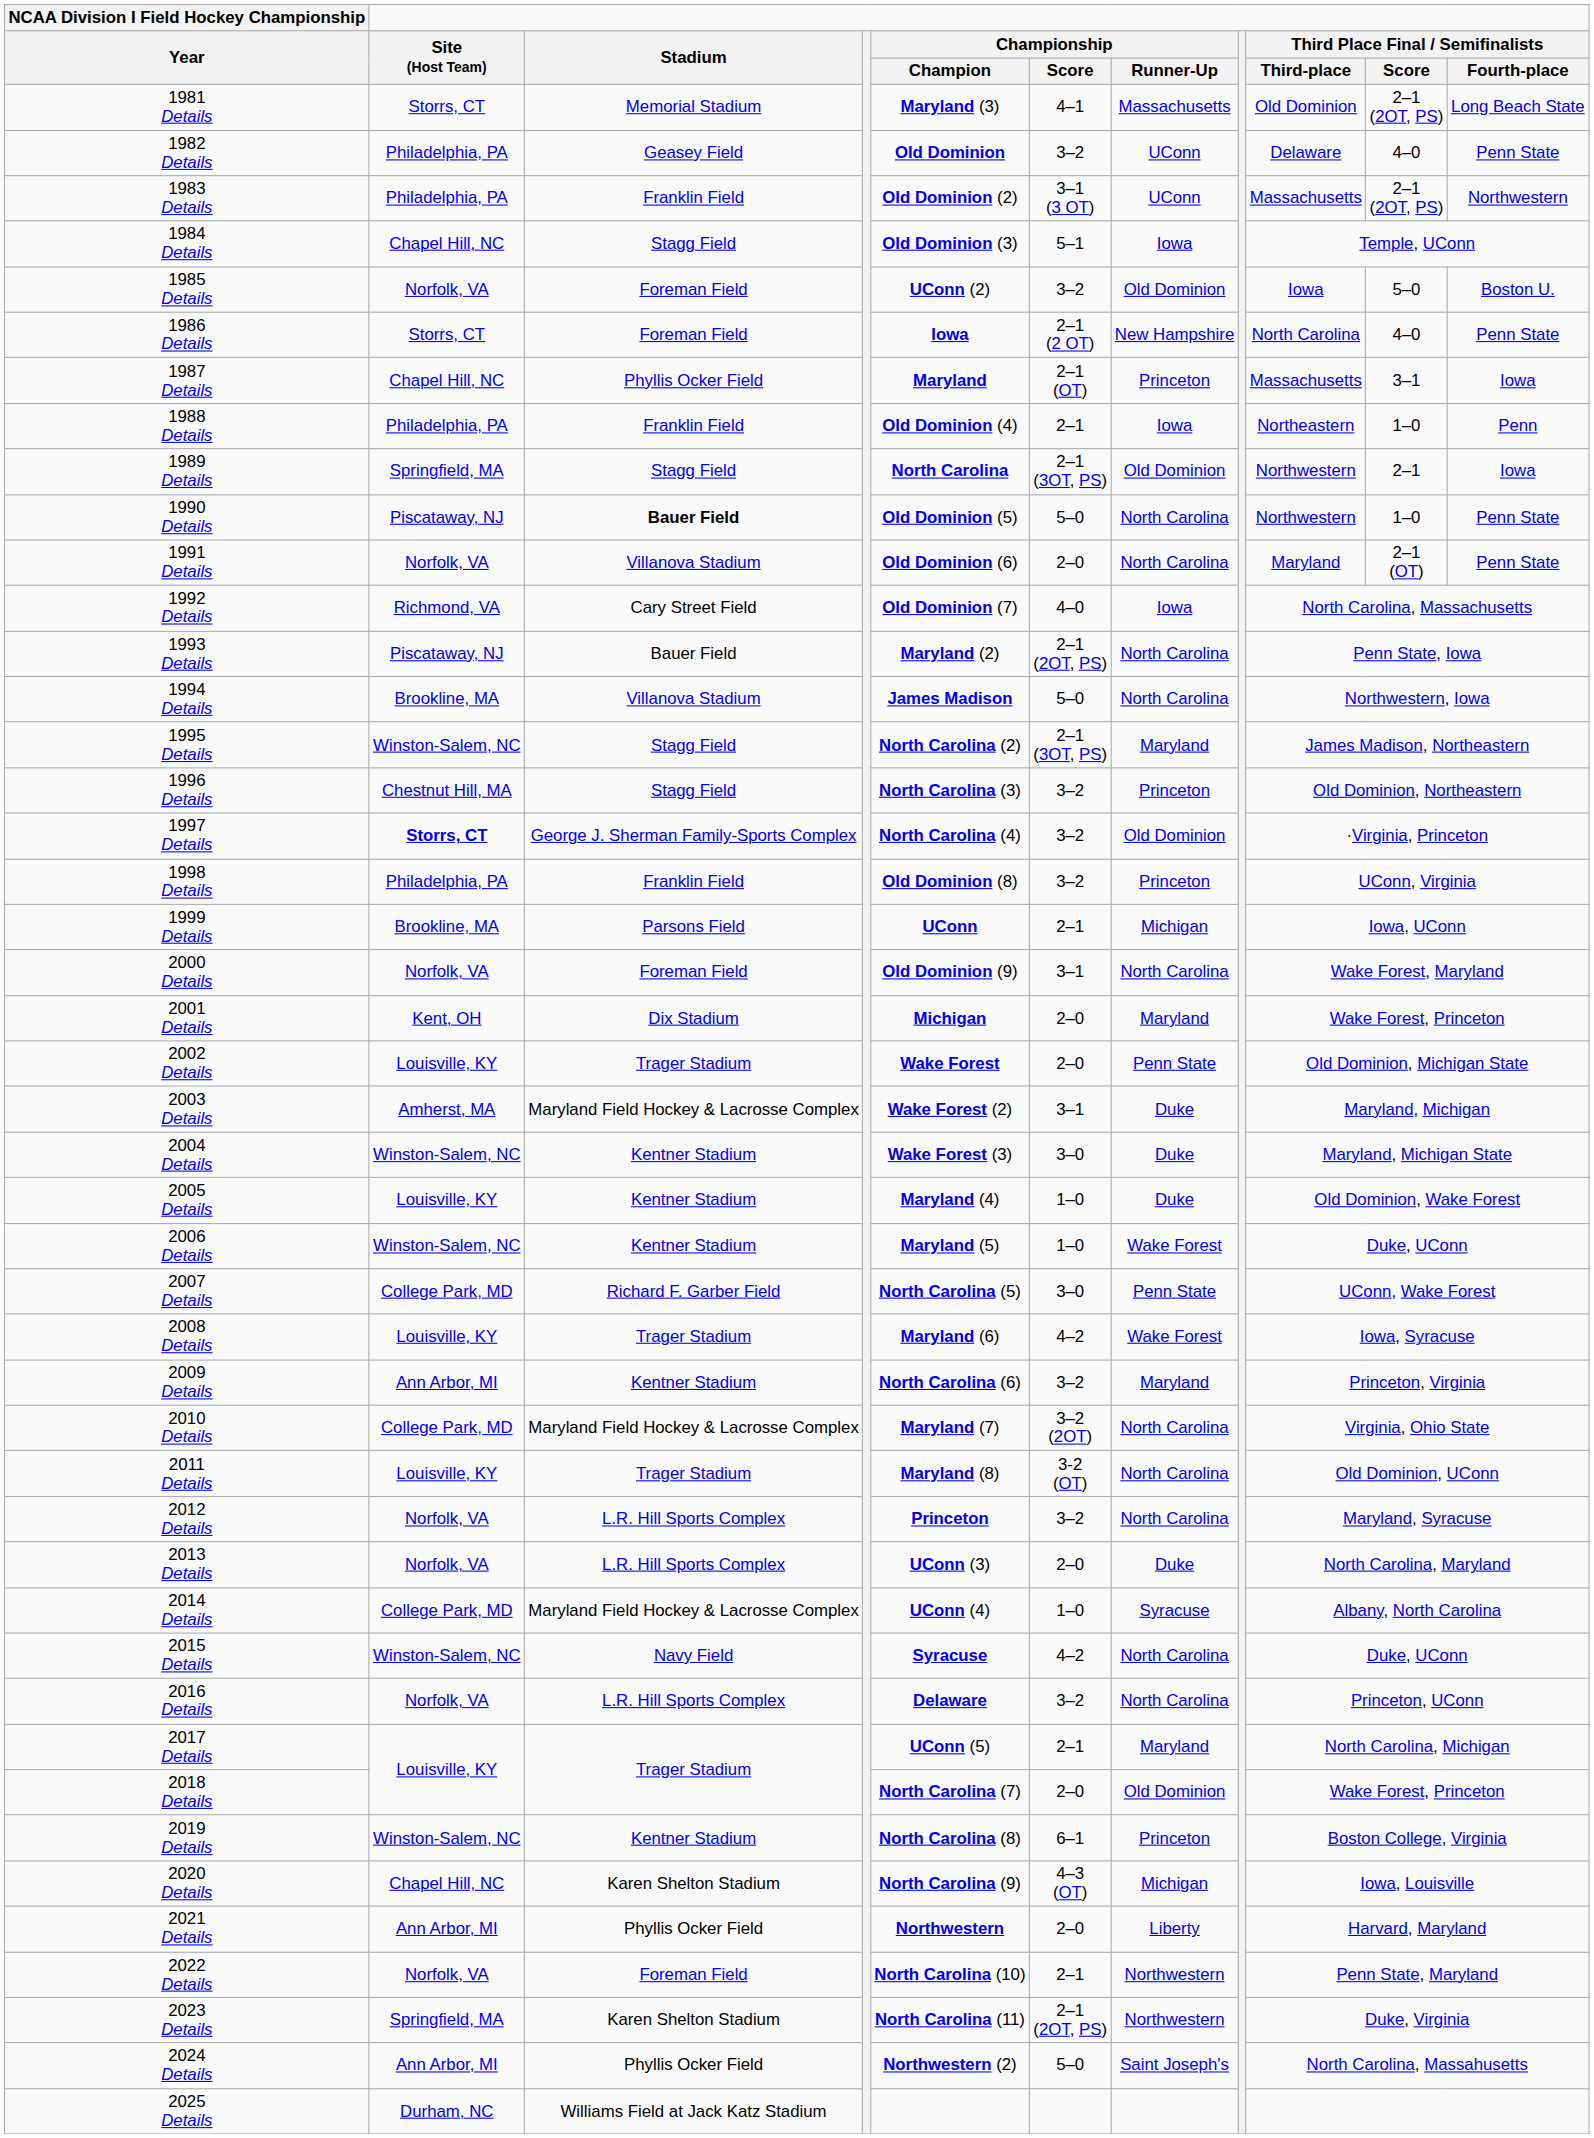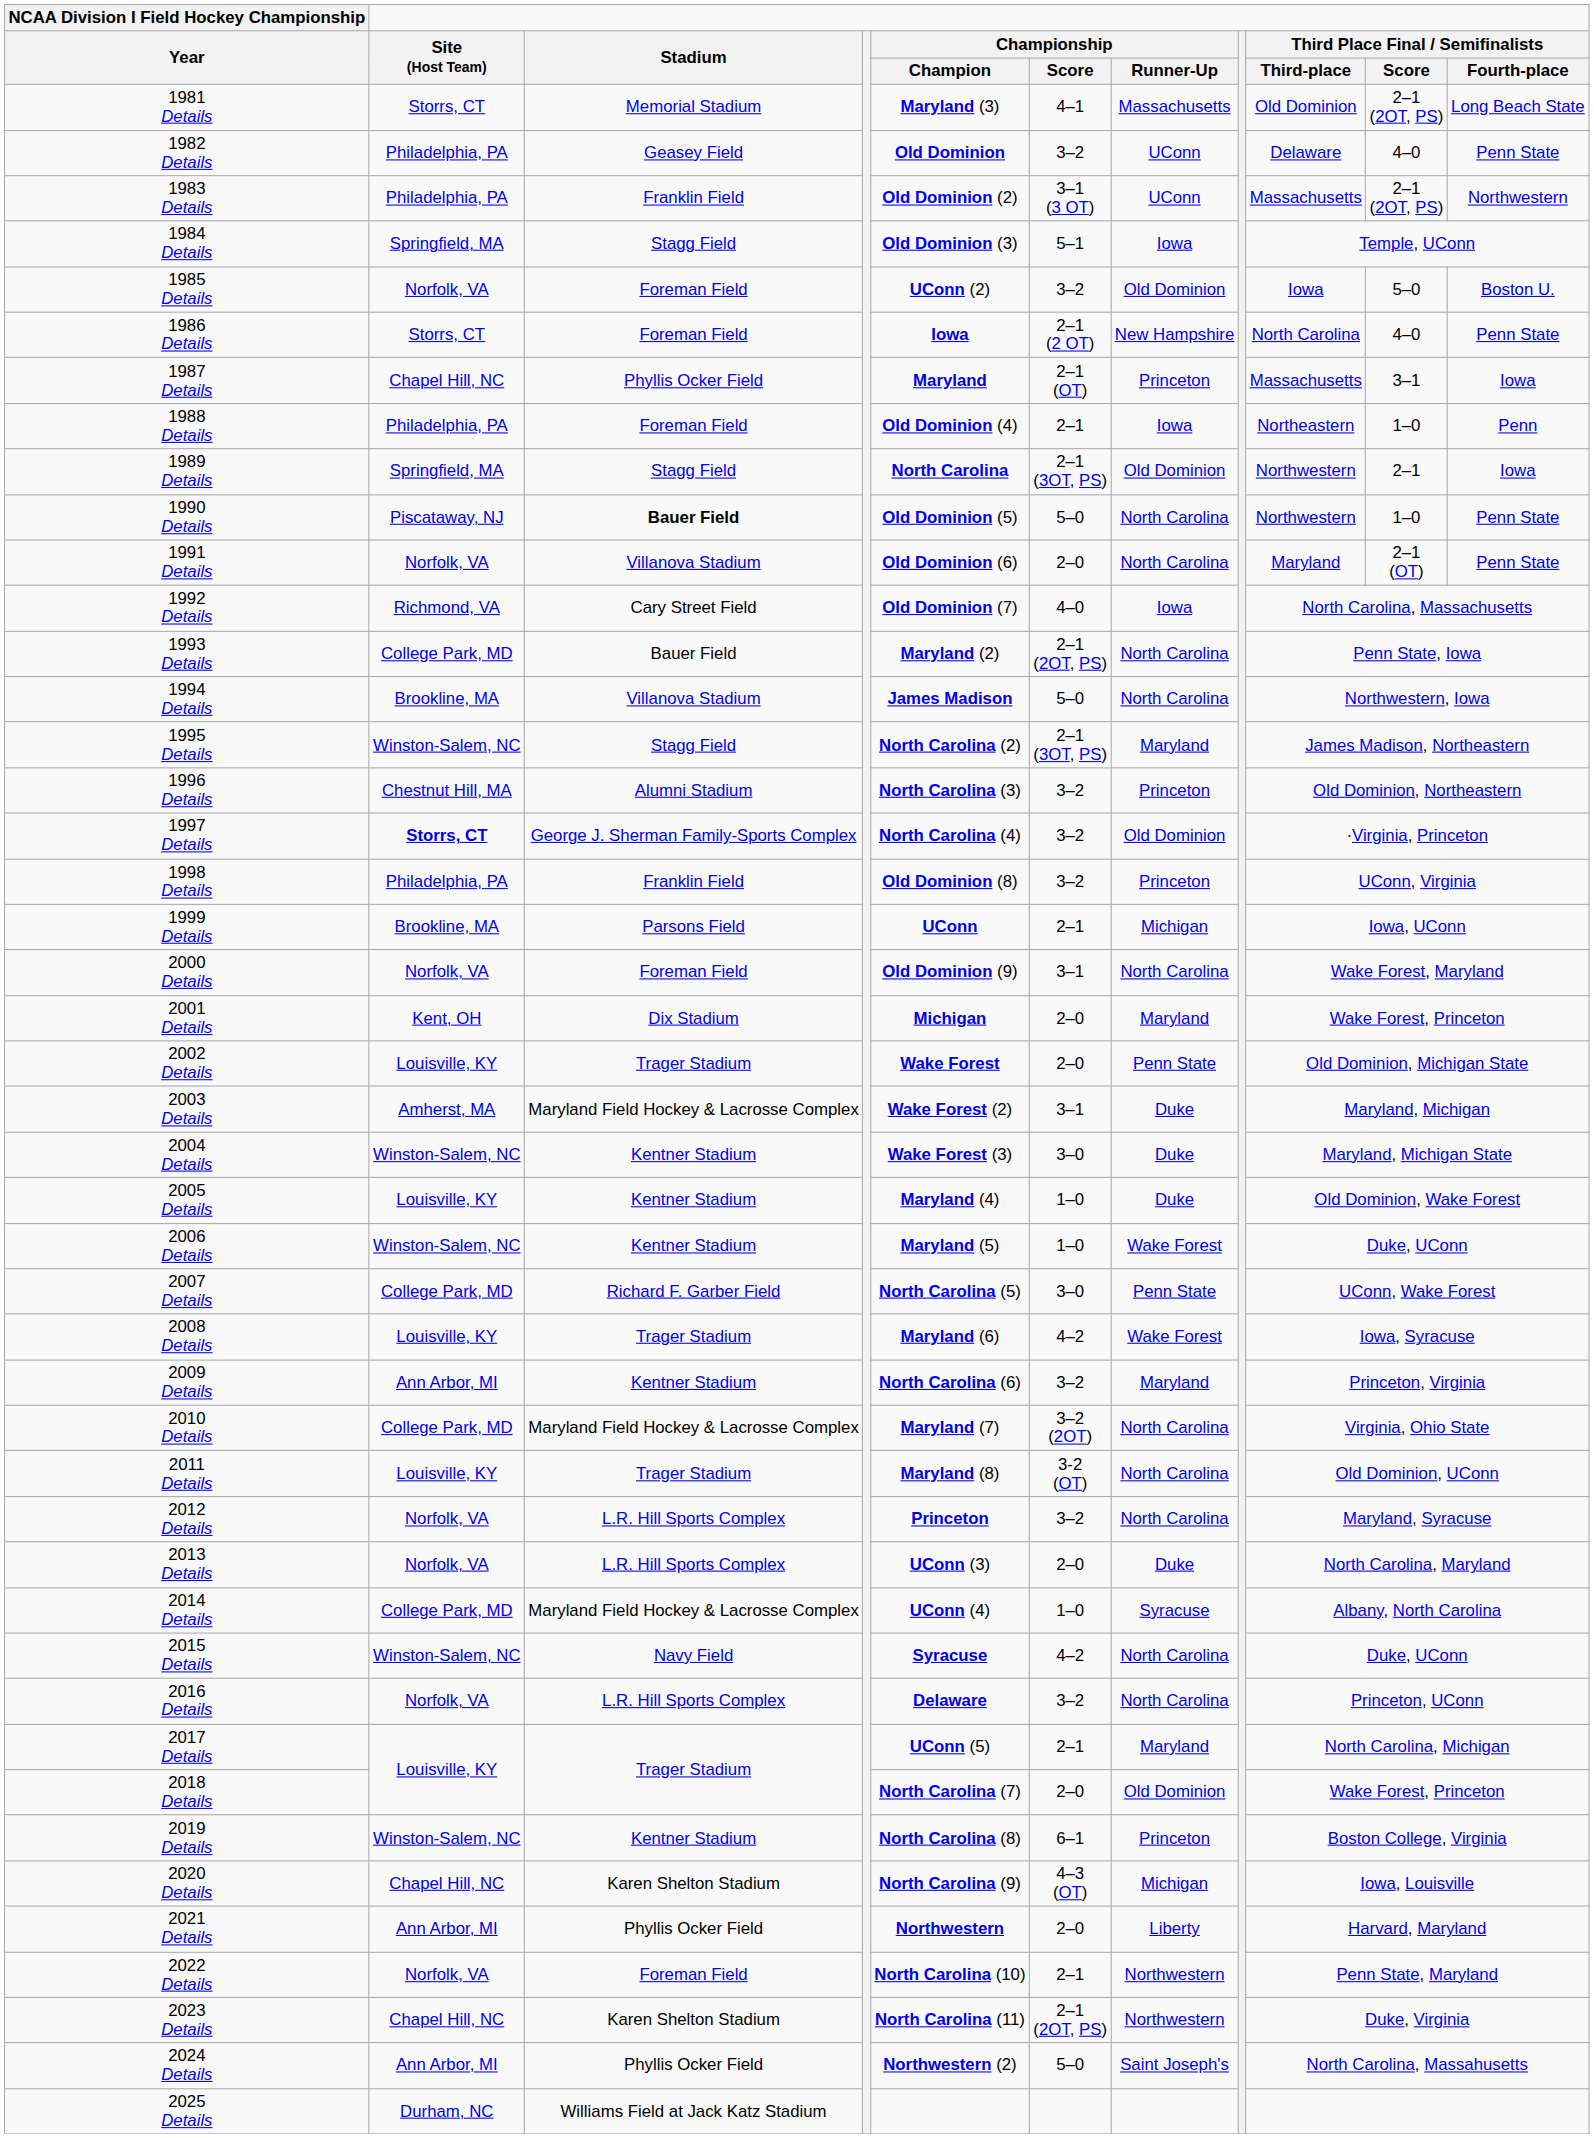(447, 243) Chapel Hill, NC -> (447, 243) Springfield, MA
(694, 426) Franklin Field -> (694, 426) Foreman Field
(447, 653) Piscataway, NJ -> (447, 653) College Park, MD
(694, 790) Stagg Field -> (694, 790) Alumni Stadium
(447, 2020) Springfield, MA -> (447, 2020) Chapel Hill, NC
